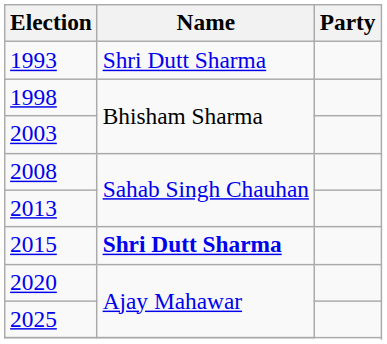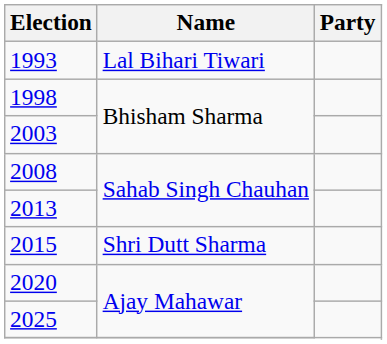(184, 60) Shri Dutt Sharma -> (184, 60) Lal Bihari Tiwari
(192, 245) bold -> (184, 245) normal
